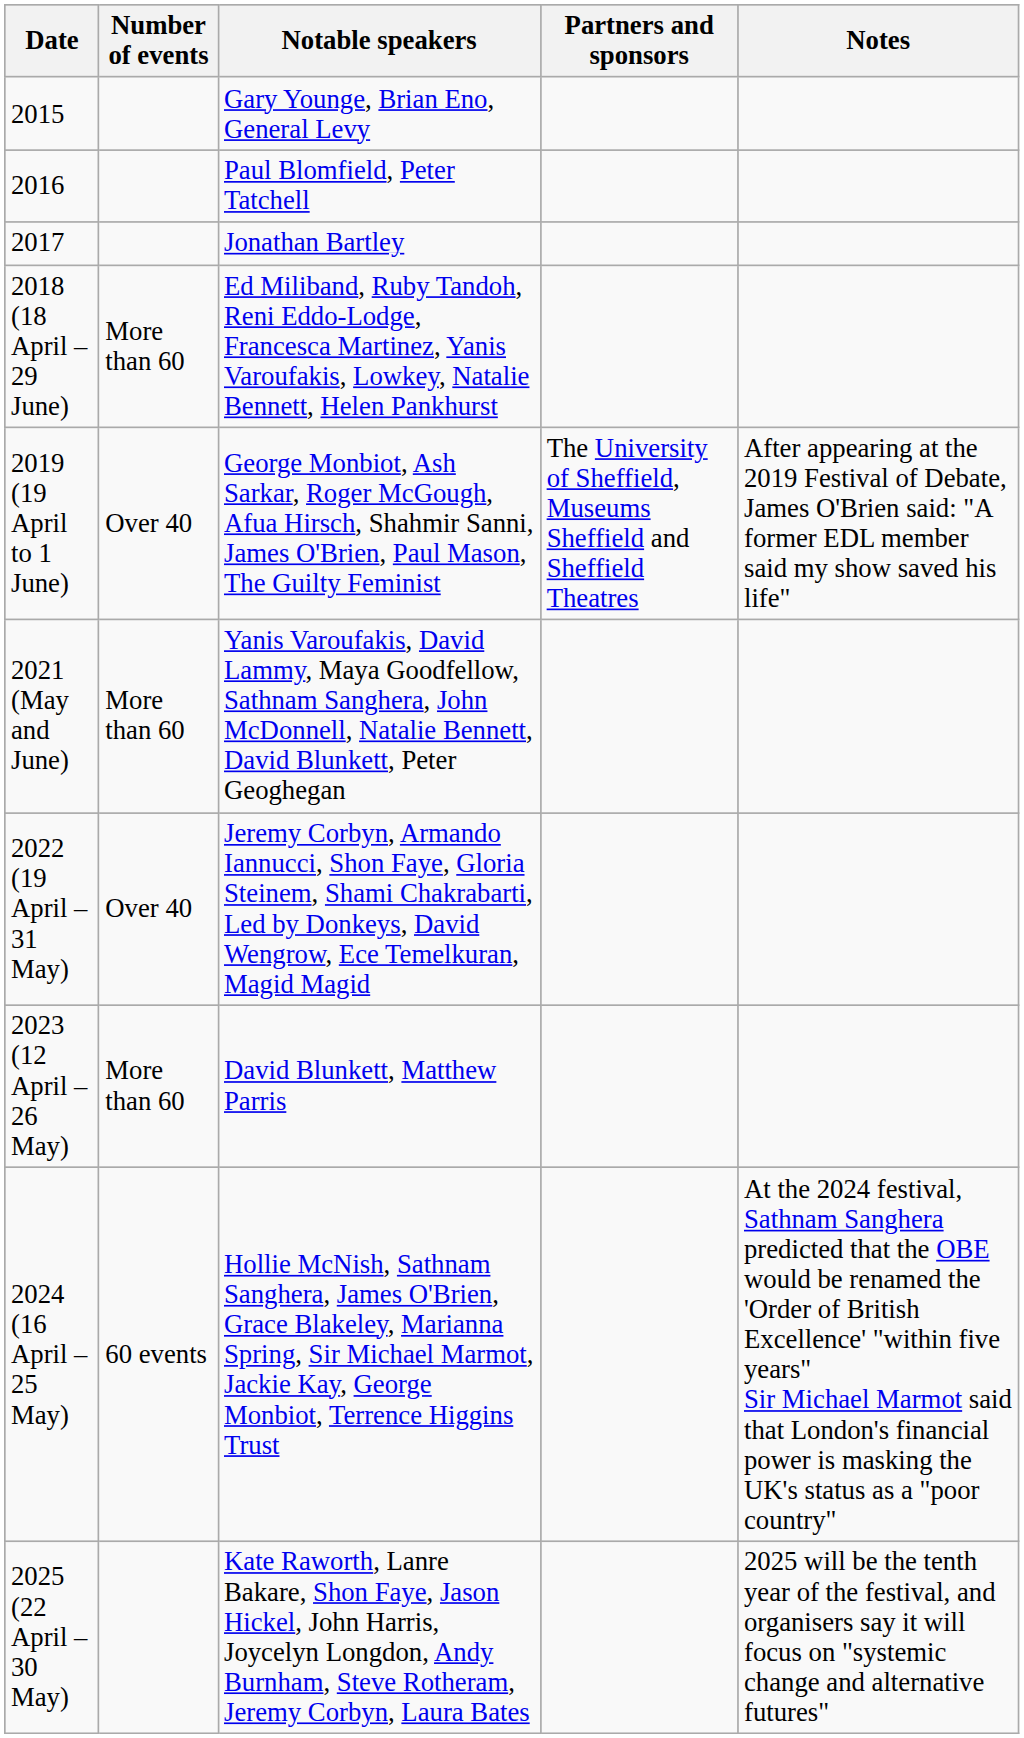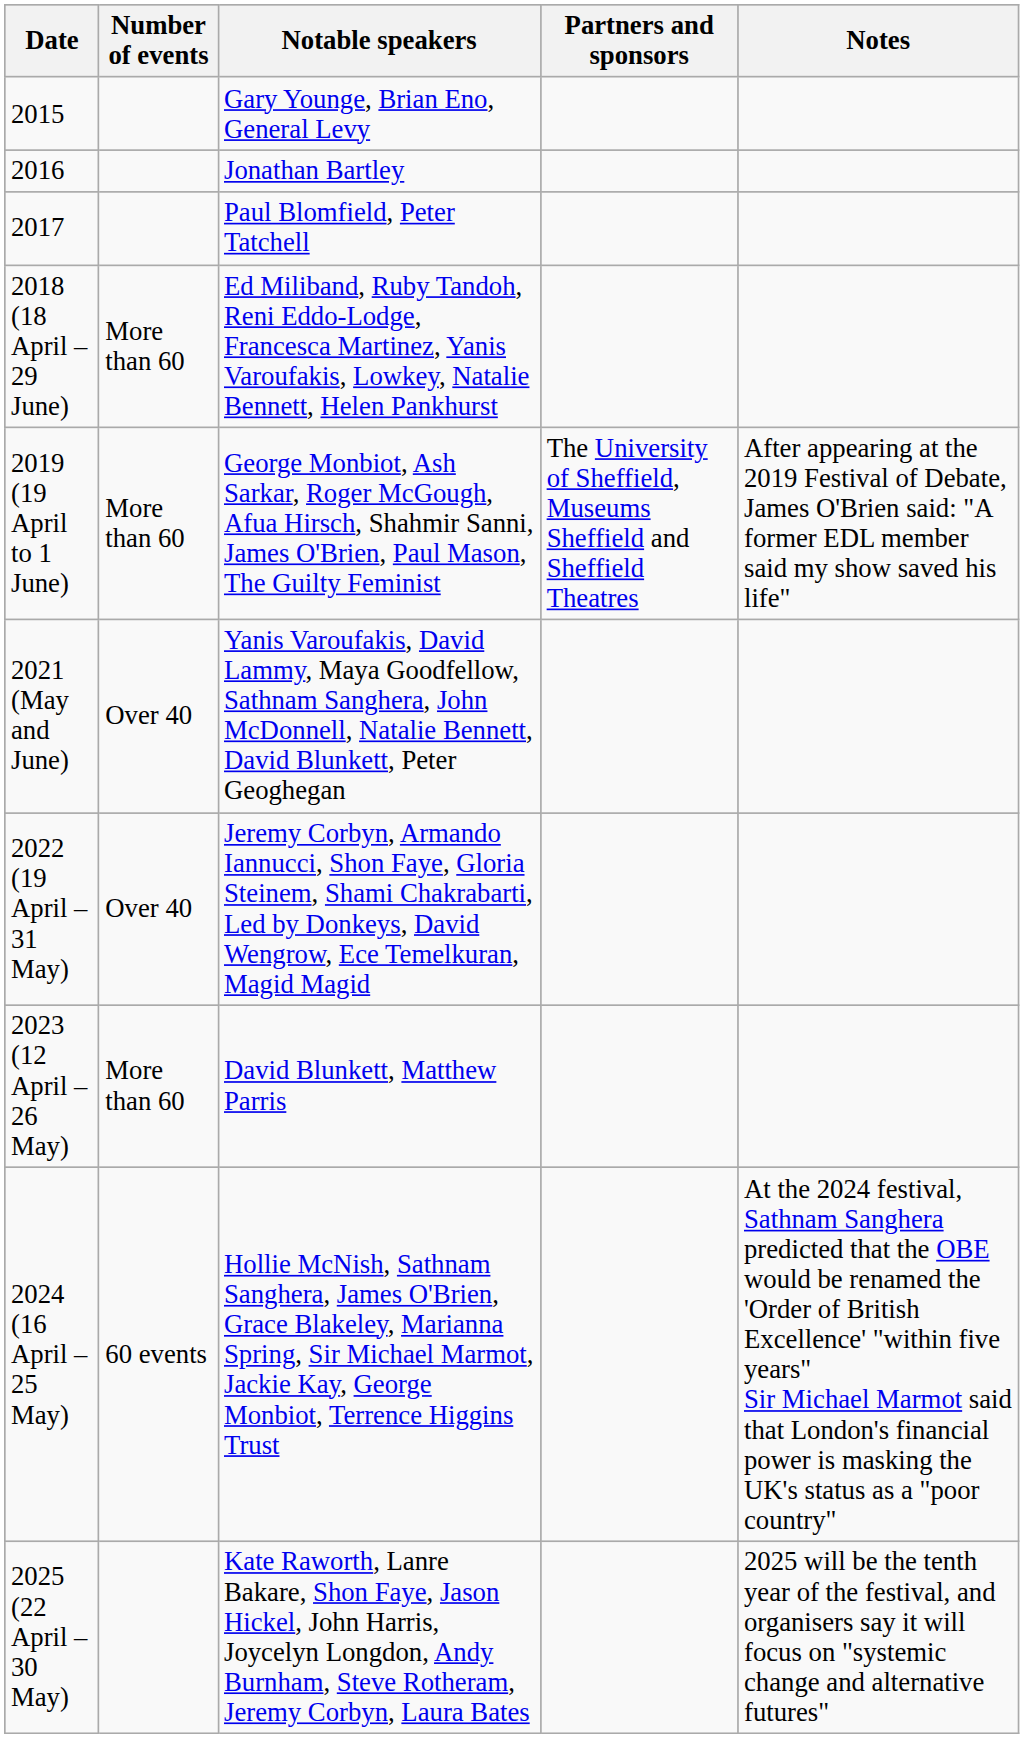(339, 185) Paul Blomfield, Peter Tatchell -> (314, 170) Jonathan Bartley
(314, 242) Jonathan Bartley -> (339, 227) Paul Blomfield, Peter Tatchell
(149, 523) Over 40 -> (145, 523) More than 60
(145, 715) More than 60 -> (149, 715) Over 40
